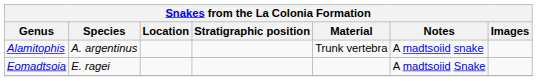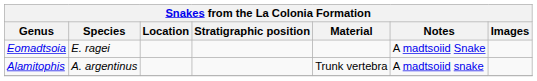rows swapped: (36, 48) <-> (37, 66)
